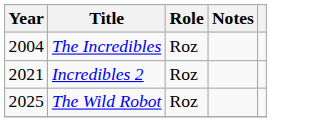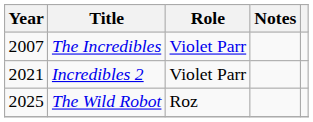(26, 46) 2004 -> (26, 46) 2007
(184, 46) Roz -> (208, 46) Violet Parr
(184, 74) Roz -> (208, 74) Violet Parr
